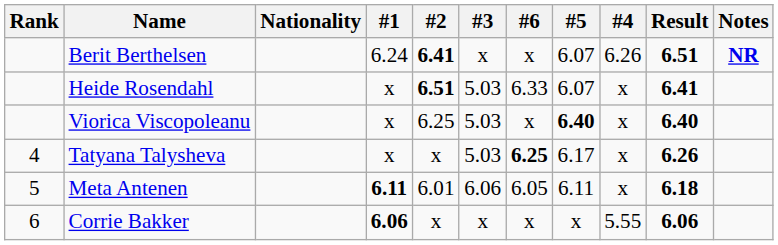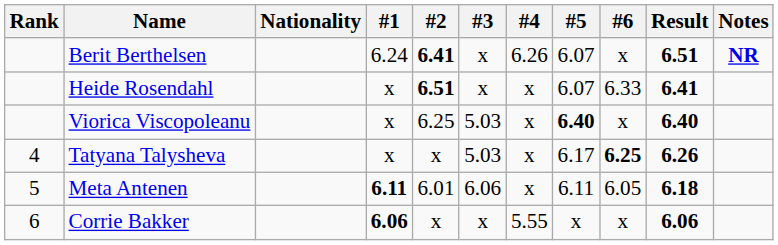columns swapped: (623, 21) <-> (529, 21)
(483, 88) 5.03 -> (483, 88) x
